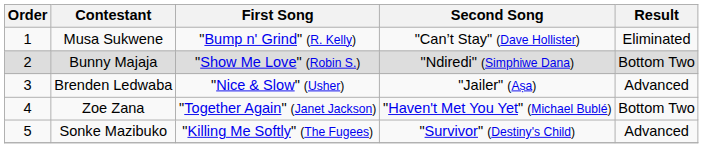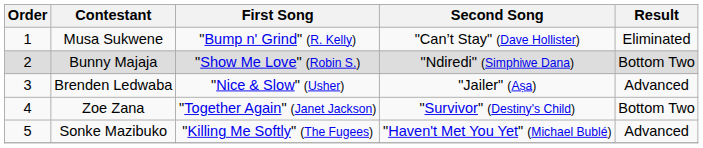(497, 108) "Haven't Met You Yet" (Michael Bublé) -> (497, 108) "Survivor" (Destiny's Child)
(497, 131) "Survivor" (Destiny's Child) -> (497, 131) "Haven't Met You Yet" (Michael Bublé)
